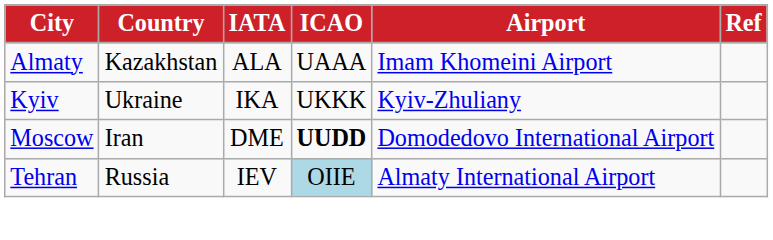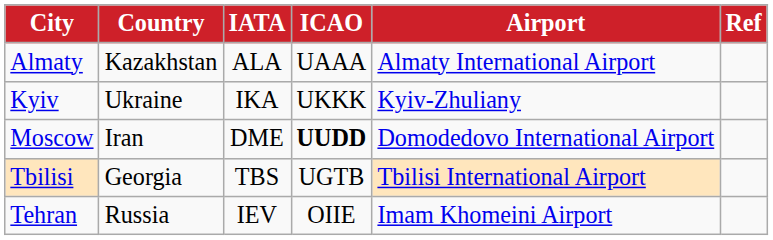(495, 61) Imam Khomeini Airport -> (516, 61) Almaty International Airport
+ row: (42, 176)
(331, 176) lightblue background -> (331, 215) no background
(516, 176) Almaty International Airport -> (495, 215) Imam Khomeini Airport
